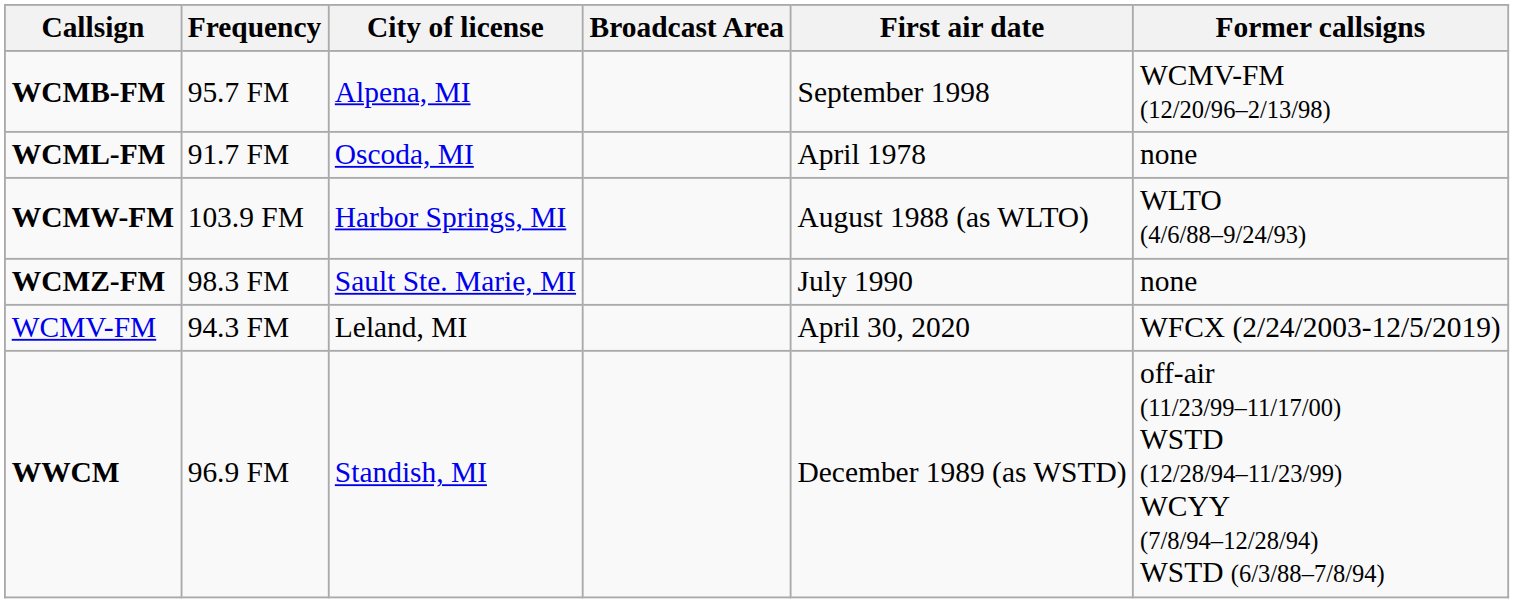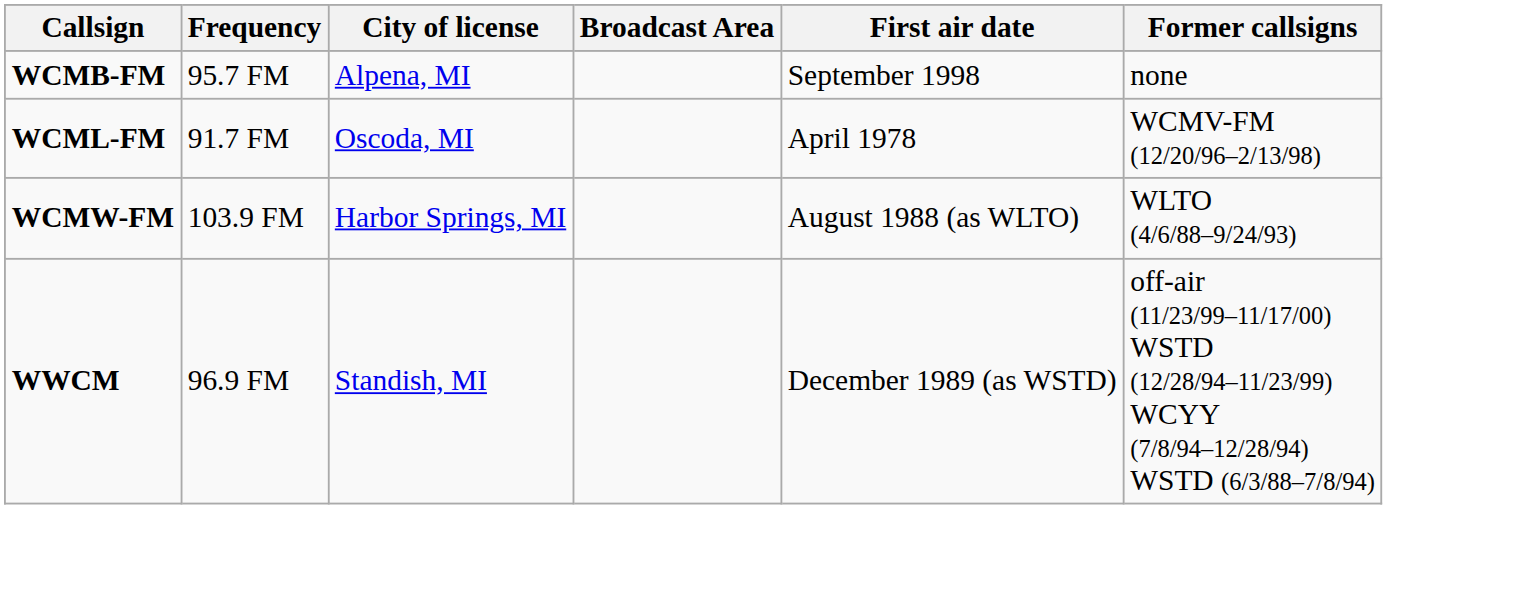(1235, 91) WCMV-FM (12/20/96–2/13/98) -> (1159, 74) none
(1169, 154) none -> (1226, 137) WCMV-FM (12/20/96–2/13/98)
- row: (89, 280)
- row: (84, 327)
